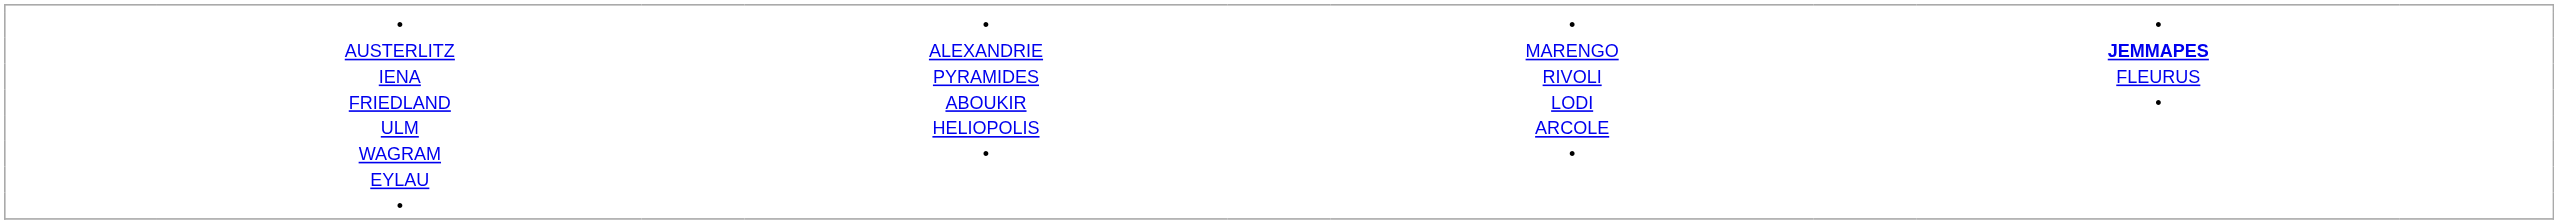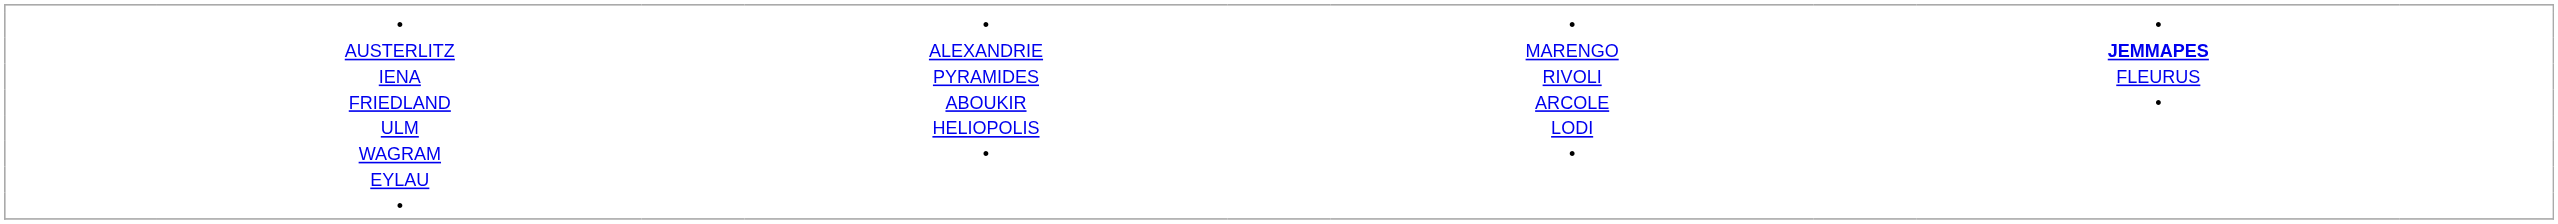(1572, 102) LODI -> (1572, 102) ARCOLE
(1572, 128) ARCOLE -> (1572, 128) LODI
